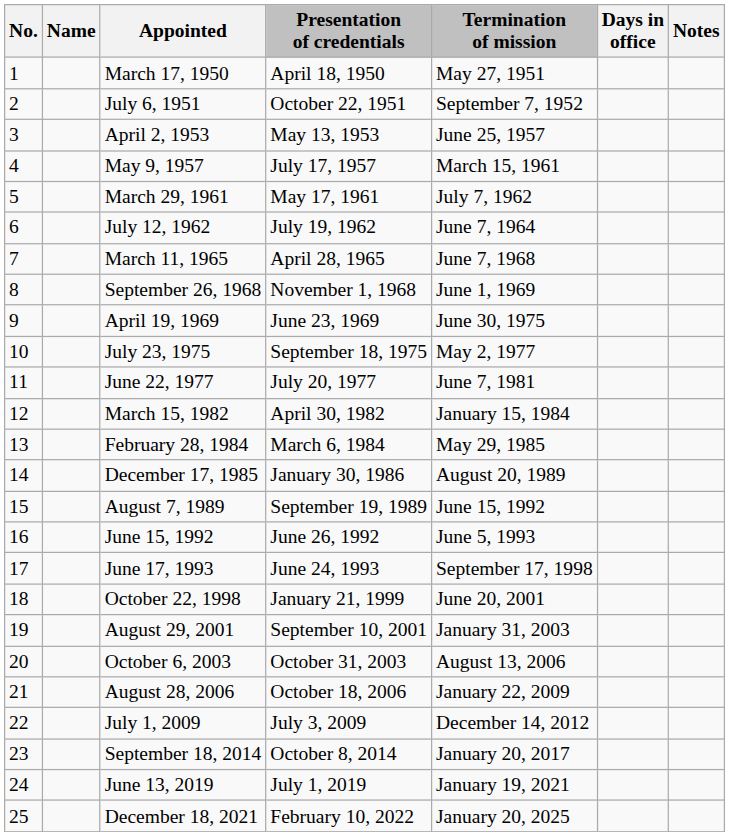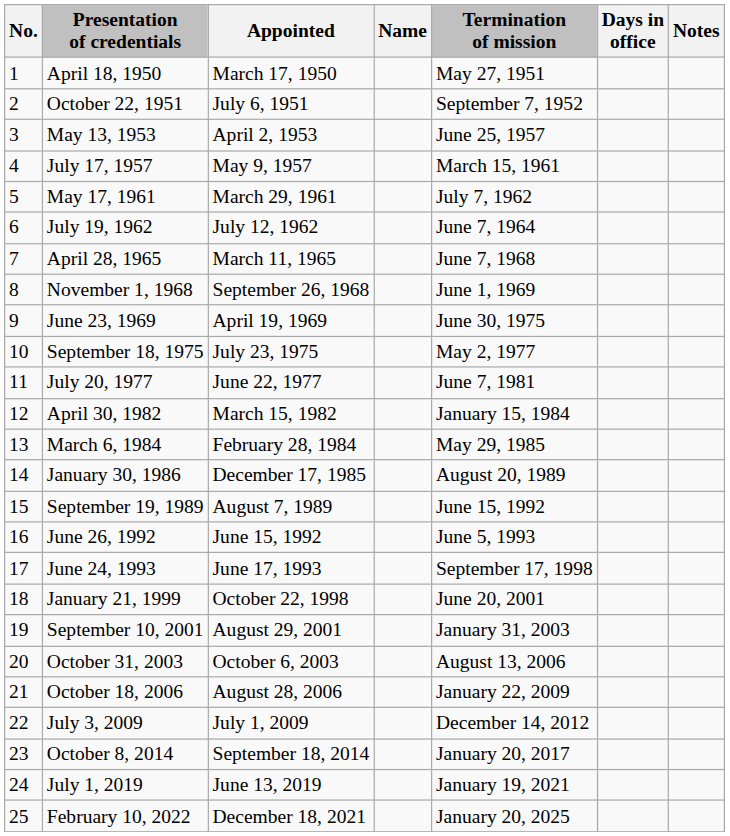columns swapped: (71, 30) <-> (349, 30)
